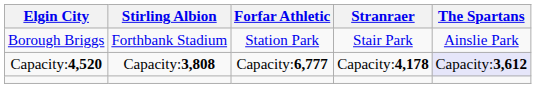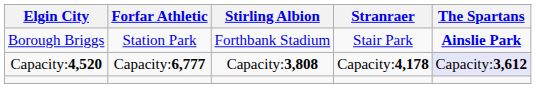columns swapped: (282, 16) <-> (169, 16)
(481, 40) normal -> (481, 40) bold
